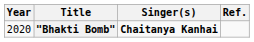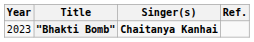(19, 29) 2020 -> (19, 29) 2023
